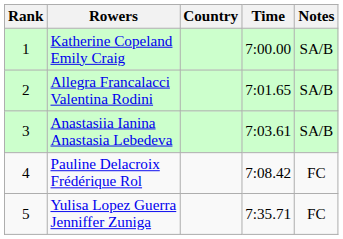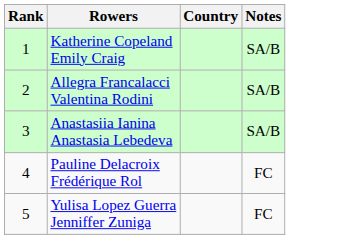- column: (268, 16)
